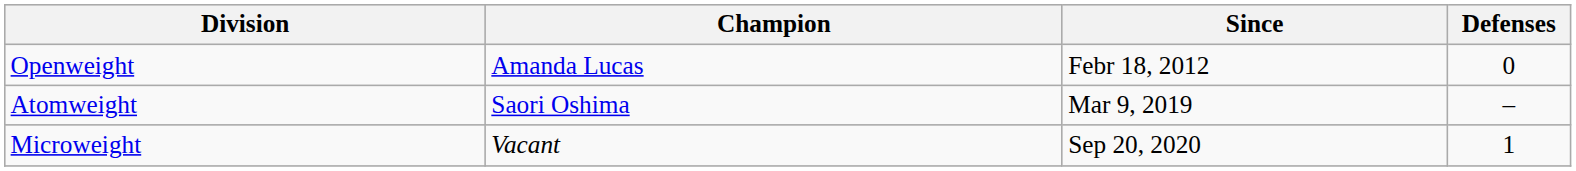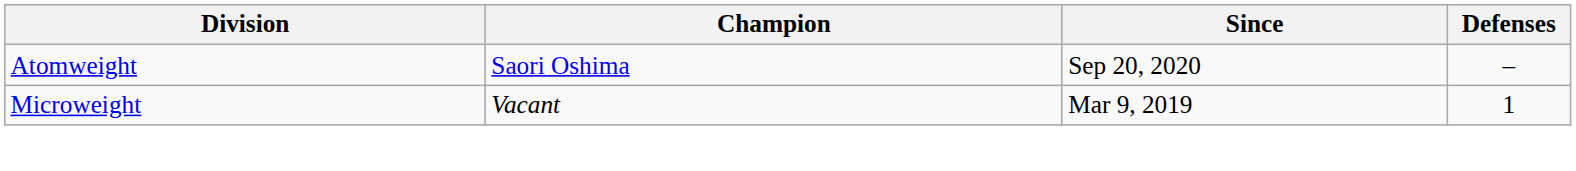- row: (72, 64)
(1130, 104) Mar 9, 2019 -> (1135, 64) Sep 20, 2020
(1135, 144) Sep 20, 2020 -> (1130, 104) Mar 9, 2019
